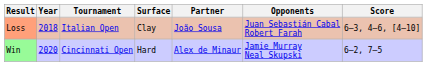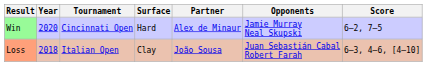rows swapped: (16, 28) <-> (13, 50)
